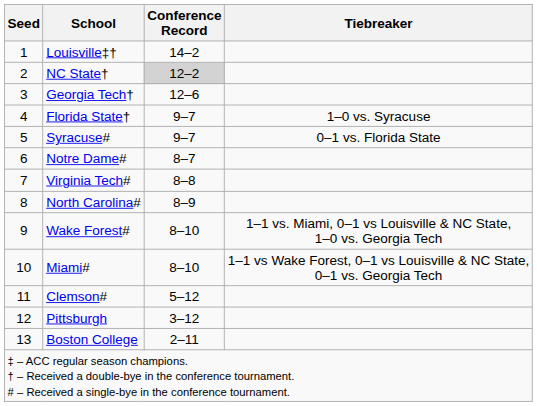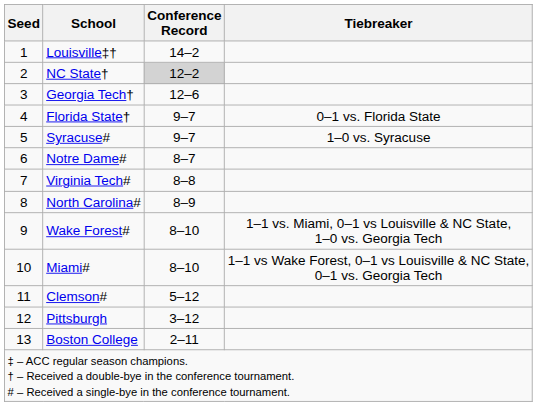(379, 116) 1–0 vs. Syracuse -> (379, 116) 0–1 vs. Florida State
(379, 138) 0–1 vs. Florida State -> (379, 138) 1–0 vs. Syracuse
